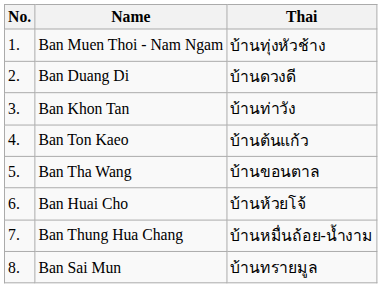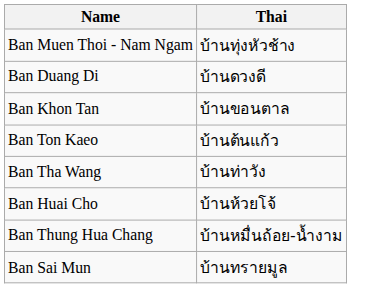- column: (20, 16)
(263, 109) บ้านท่าวัง -> (245, 109) บ้านขอนตาล
(275, 172) บ้านขอนตาล -> (233, 172) บ้านท่าวัง
